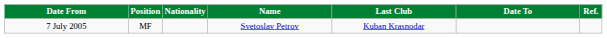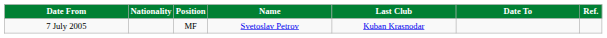columns swapped: (145, 12) <-> (185, 12)
